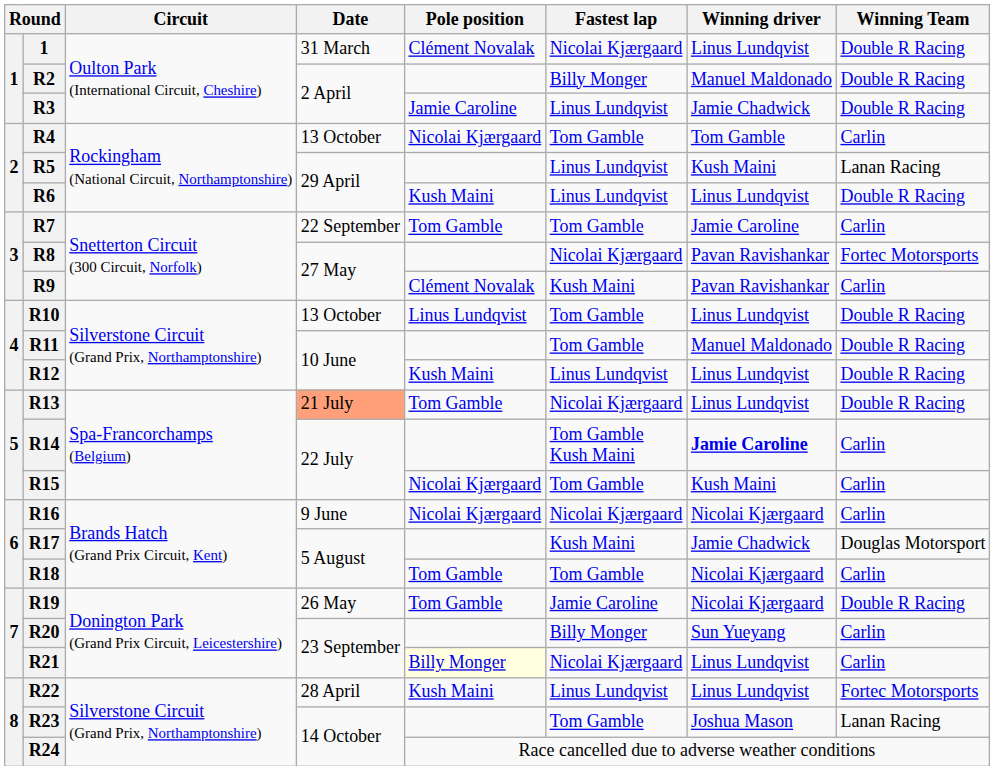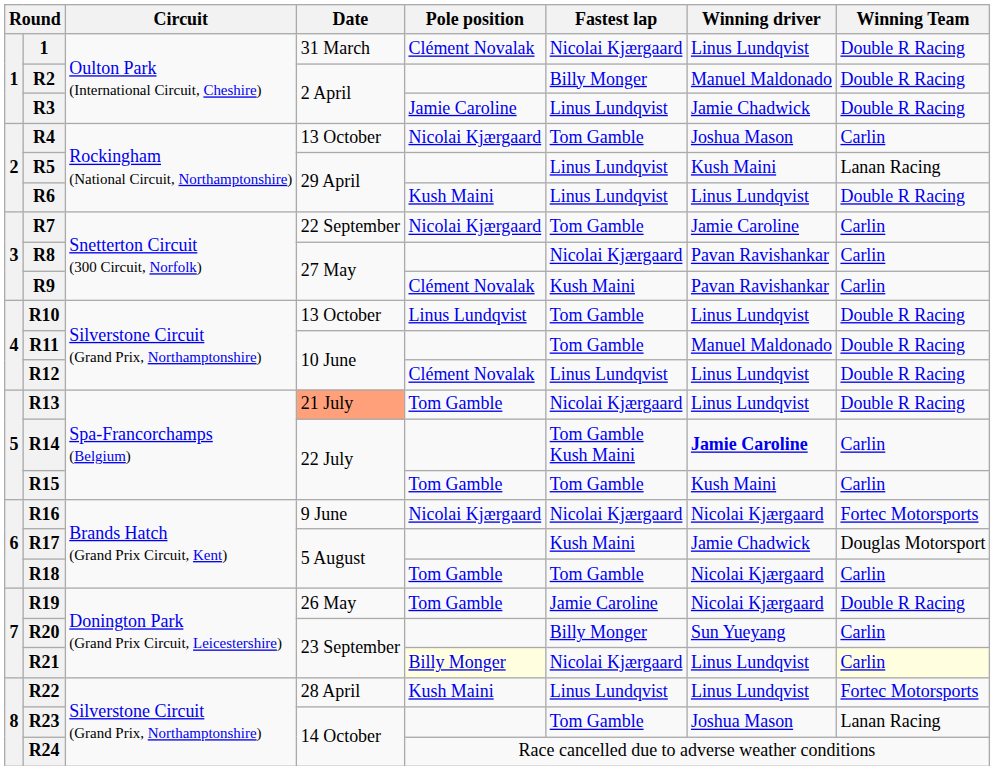(738, 137) Tom Gamble -> (742, 137) Joshua Mason
(455, 226) Tom Gamble -> (475, 226) Nicolai Kjærgaard
(909, 255) Fortec Motorsports -> (863, 255) Carlin
(451, 374) Kush Maini -> (472, 374) Clément Novalak
(475, 484) Nicolai Kjærgaard -> (455, 484) Tom Gamble
(863, 513) Carlin -> (909, 513) Fortec Motorsports
(863, 661) no background -> (863, 661) lightyellow background
